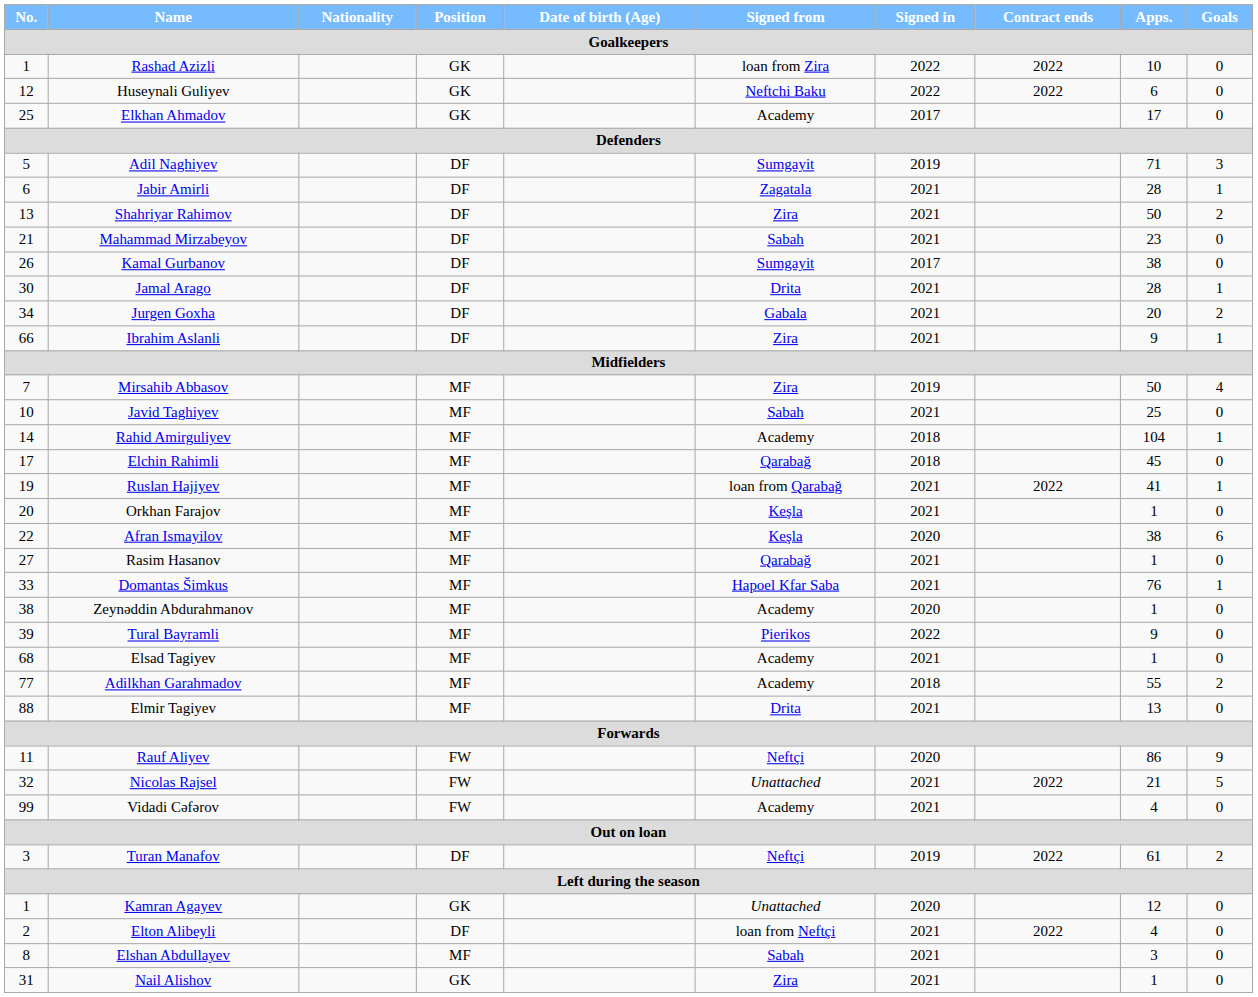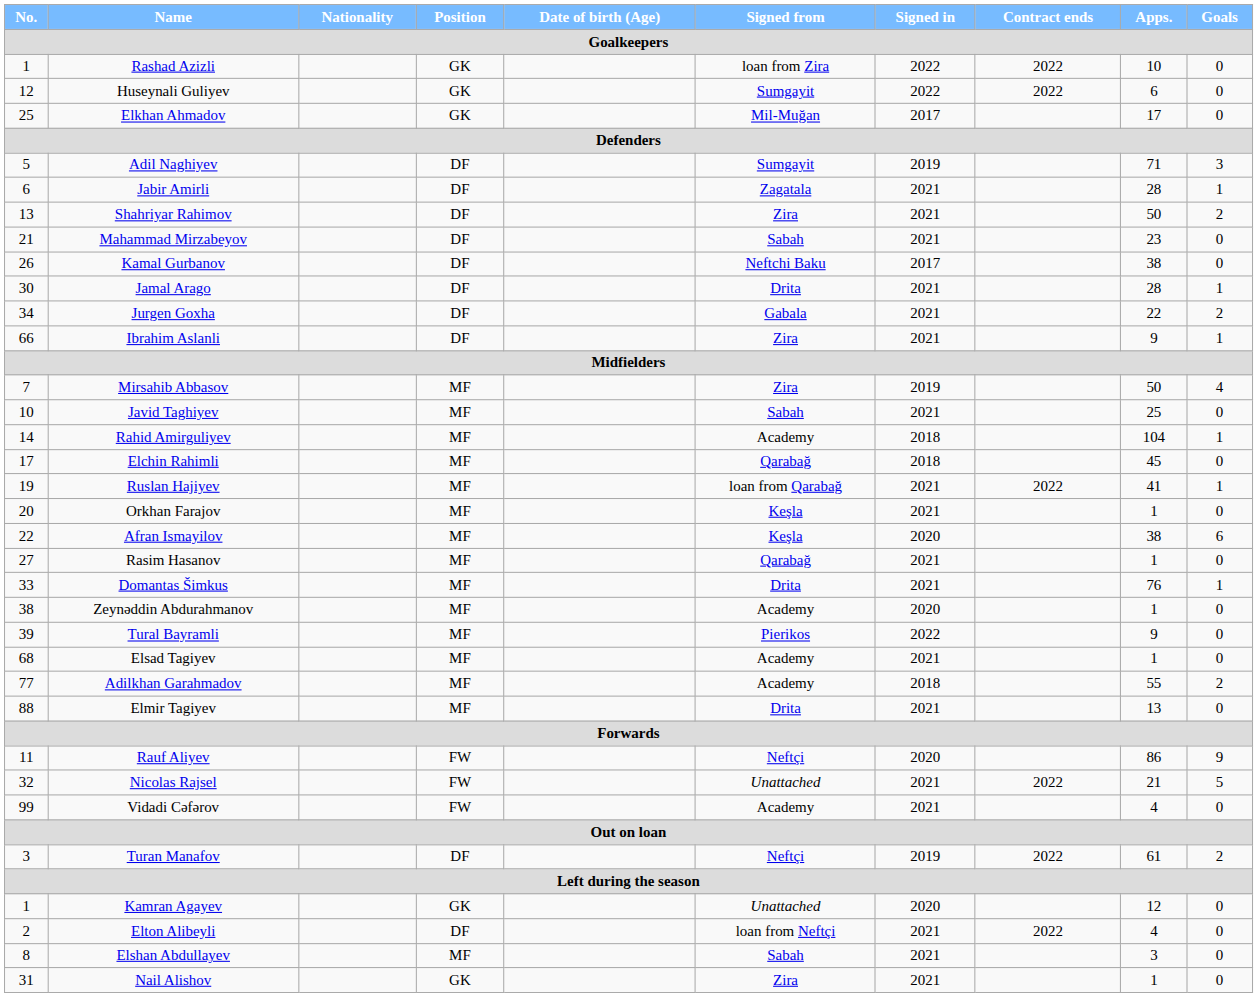(786, 91) Neftchi Baku -> (786, 91) Sumgayit
(786, 116) Academy -> (786, 116) Mil-Muğan
(786, 264) Sumgayit -> (786, 264) Neftchi Baku
(1154, 313) 20 -> (1154, 313) 22
(786, 585) Hapoel Kfar Saba -> (786, 585) Drita
